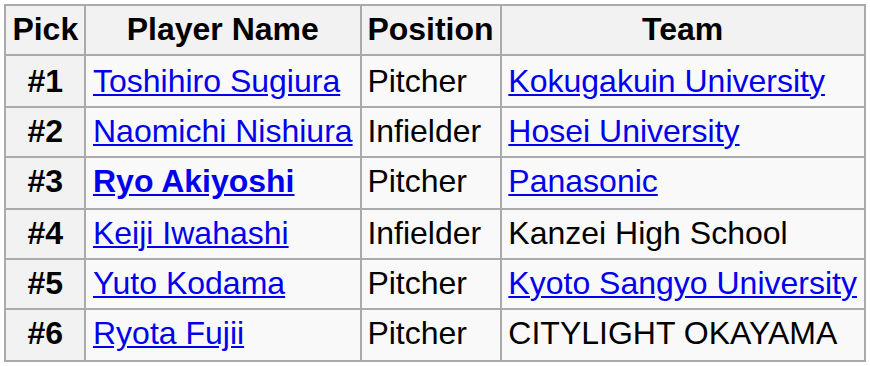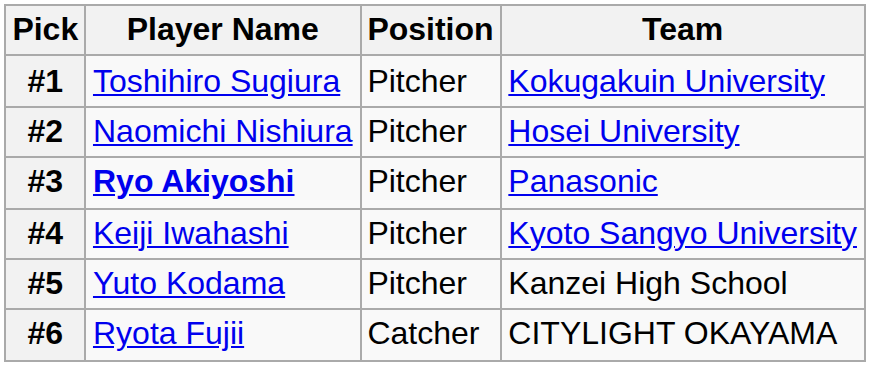(424, 131) Infielder -> (417, 131) Pitcher
(424, 232) Infielder -> (417, 232) Pitcher
(648, 232) Kanzei High School -> (683, 232) Kyoto Sangyo University
(683, 283) Kyoto Sangyo University -> (648, 283) Kanzei High School
(417, 334) Pitcher -> (423, 334) Catcher
